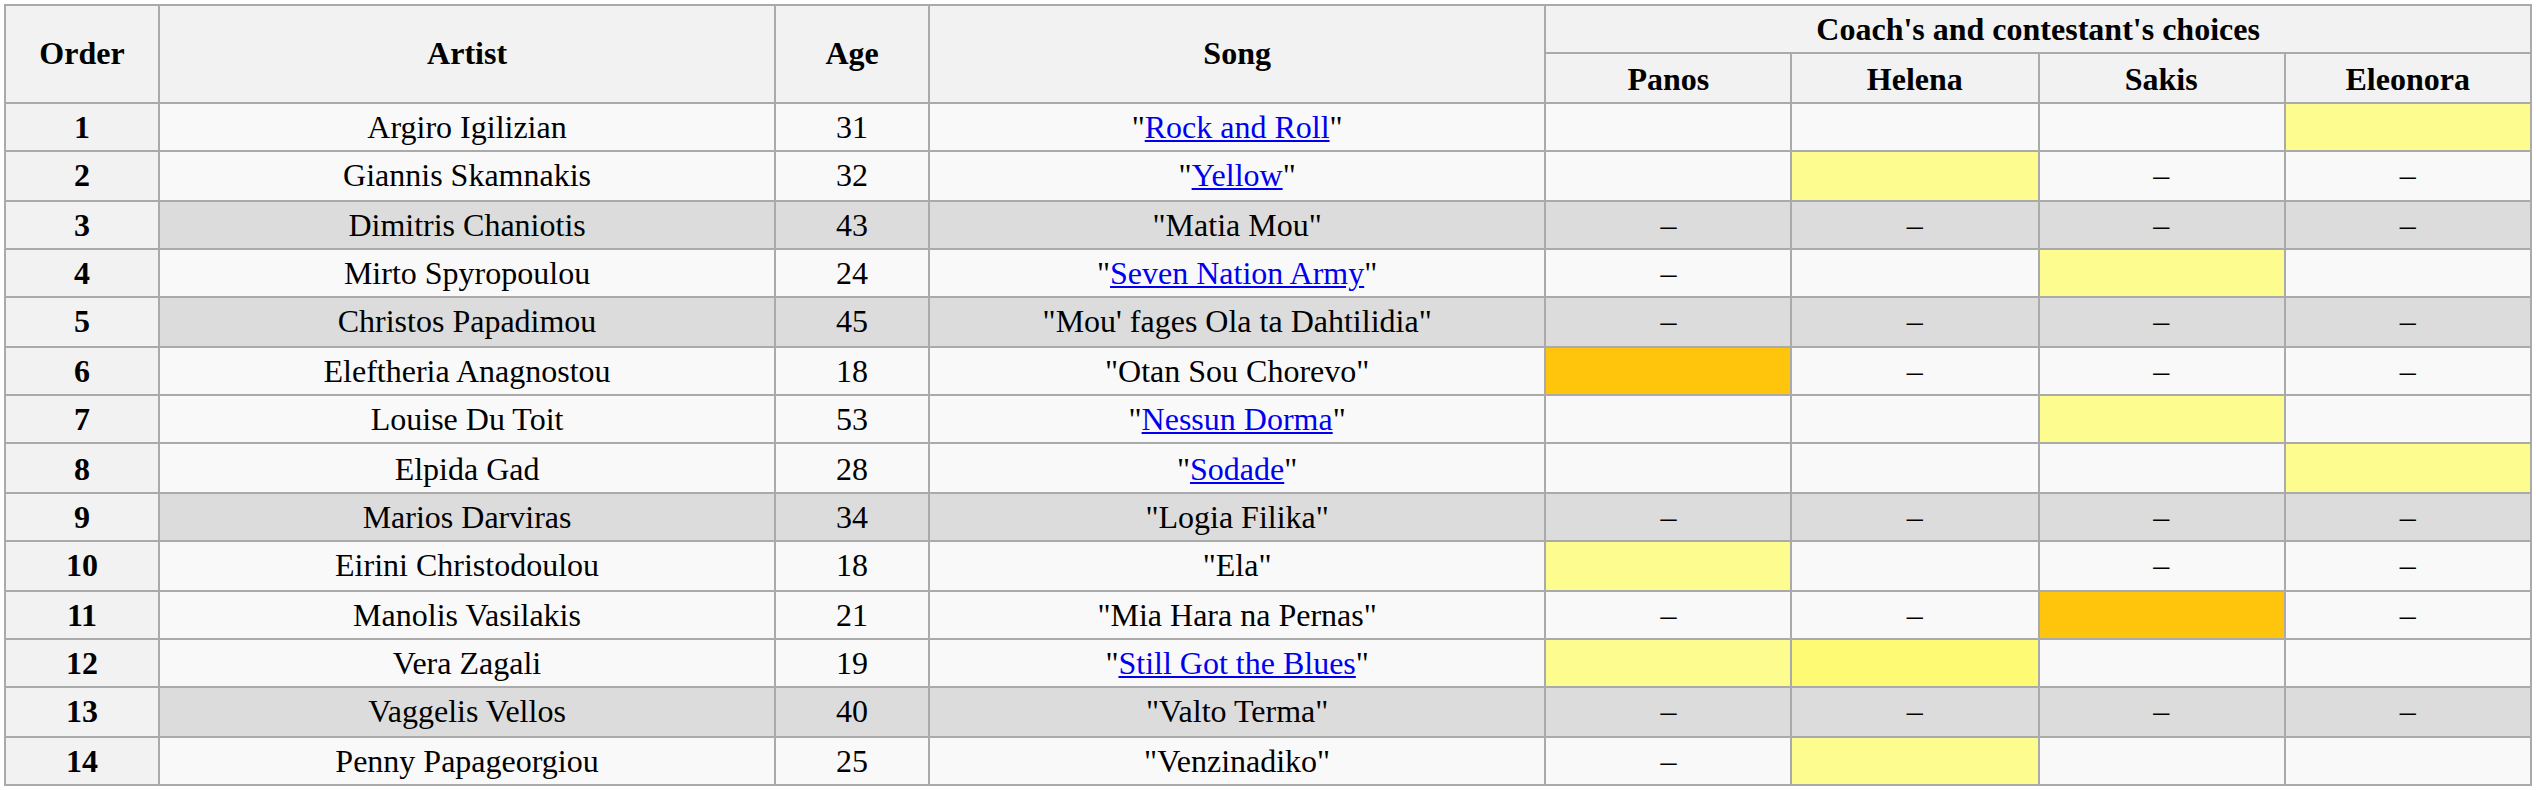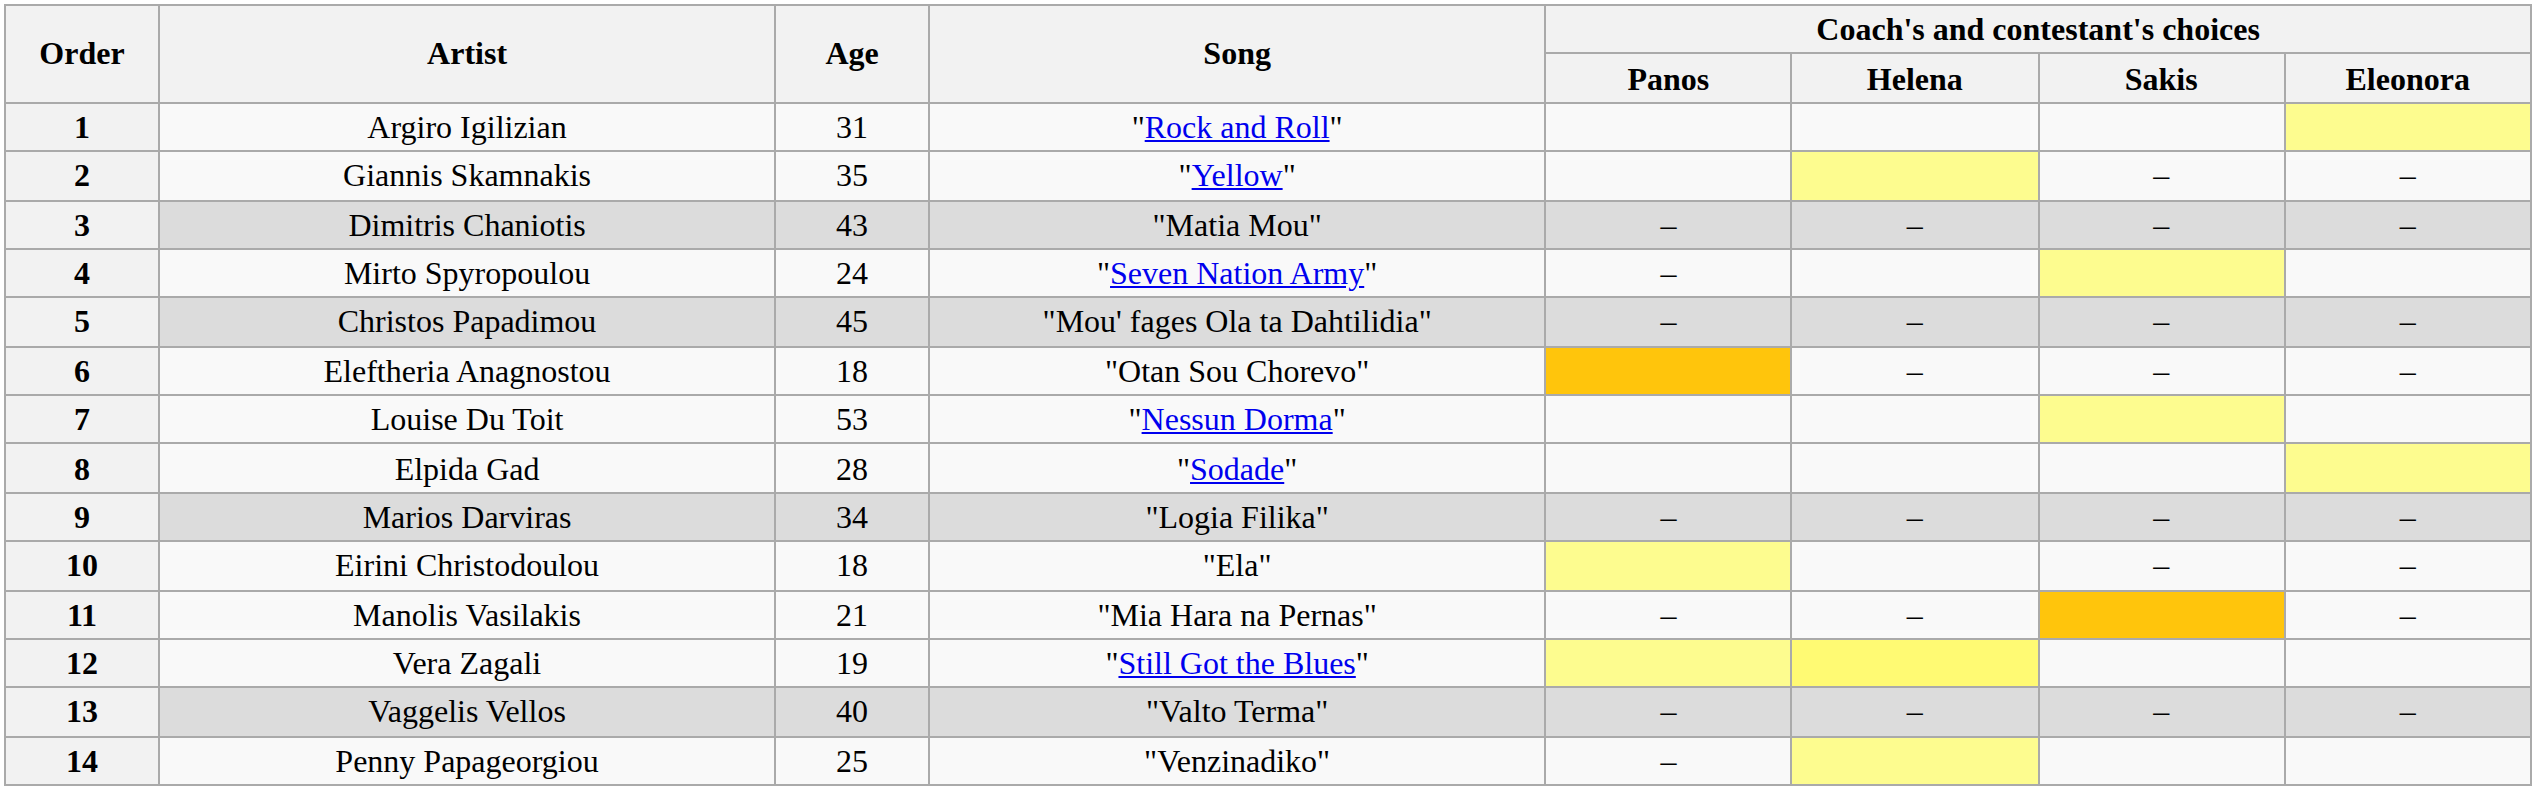(852, 176) 32 -> (852, 176) 35
